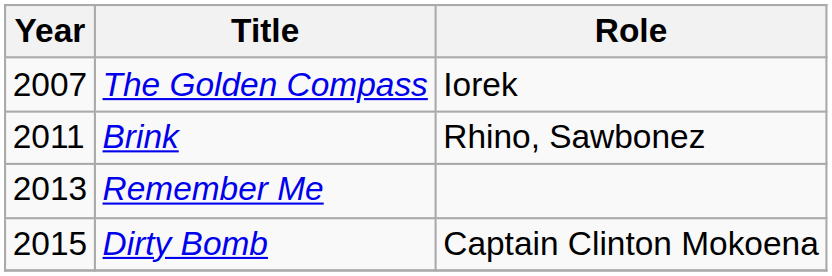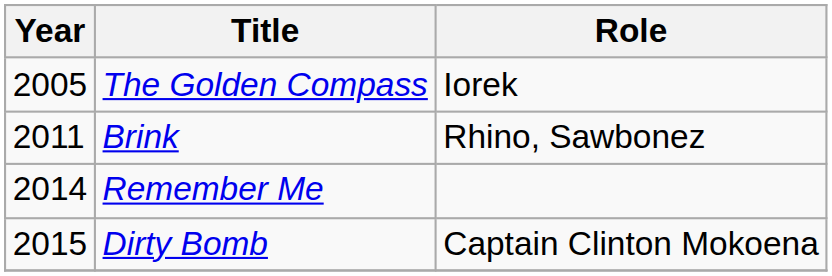(50, 84) 2007 -> (50, 84) 2005
(50, 190) 2013 -> (50, 190) 2014
